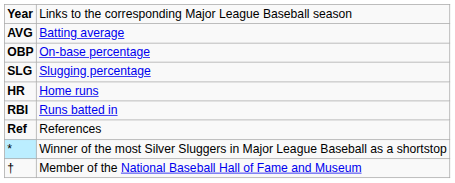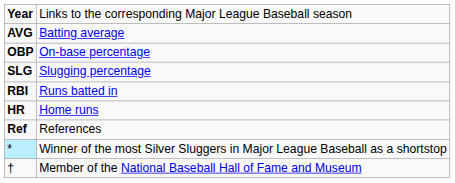rows swapped: (16, 91) <-> (18, 110)
